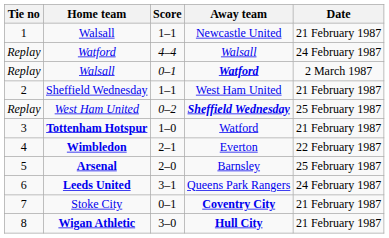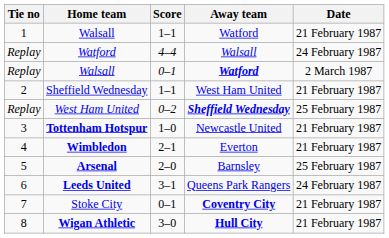(239, 33) Newcastle United -> (239, 33) Watford
(239, 128) Watford -> (239, 128) Newcastle United
(339, 147) 22 February 1987 -> (339, 147) 21 February 1987
